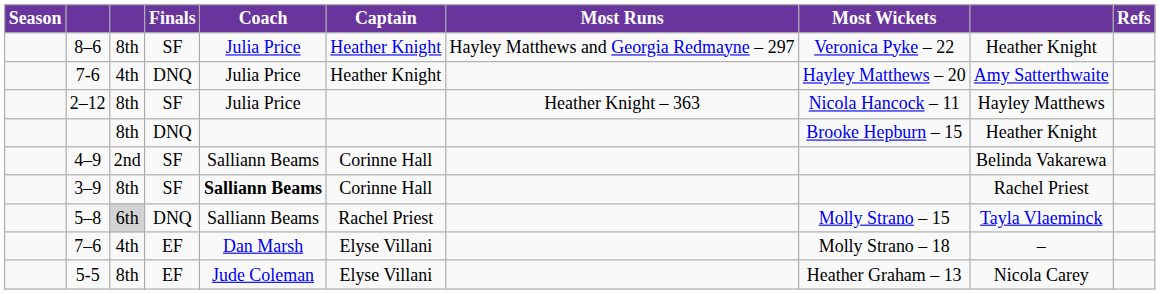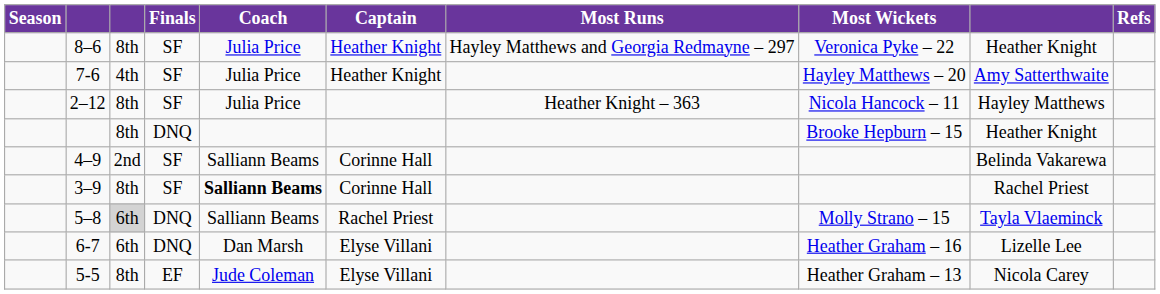(172, 75) DNQ -> (172, 75) SF
- row: (88, 246)
+ row: (88, 246)
